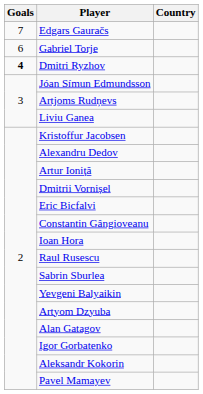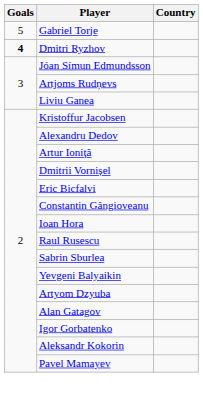- row: (74, 30)
(20, 48) 6 -> (20, 30) 5
